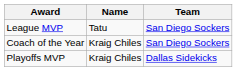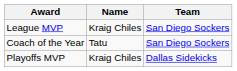(98, 27) Tatu -> (115, 27) Kraig Chiles
(115, 43) Kraig Chiles -> (98, 43) Tatu
